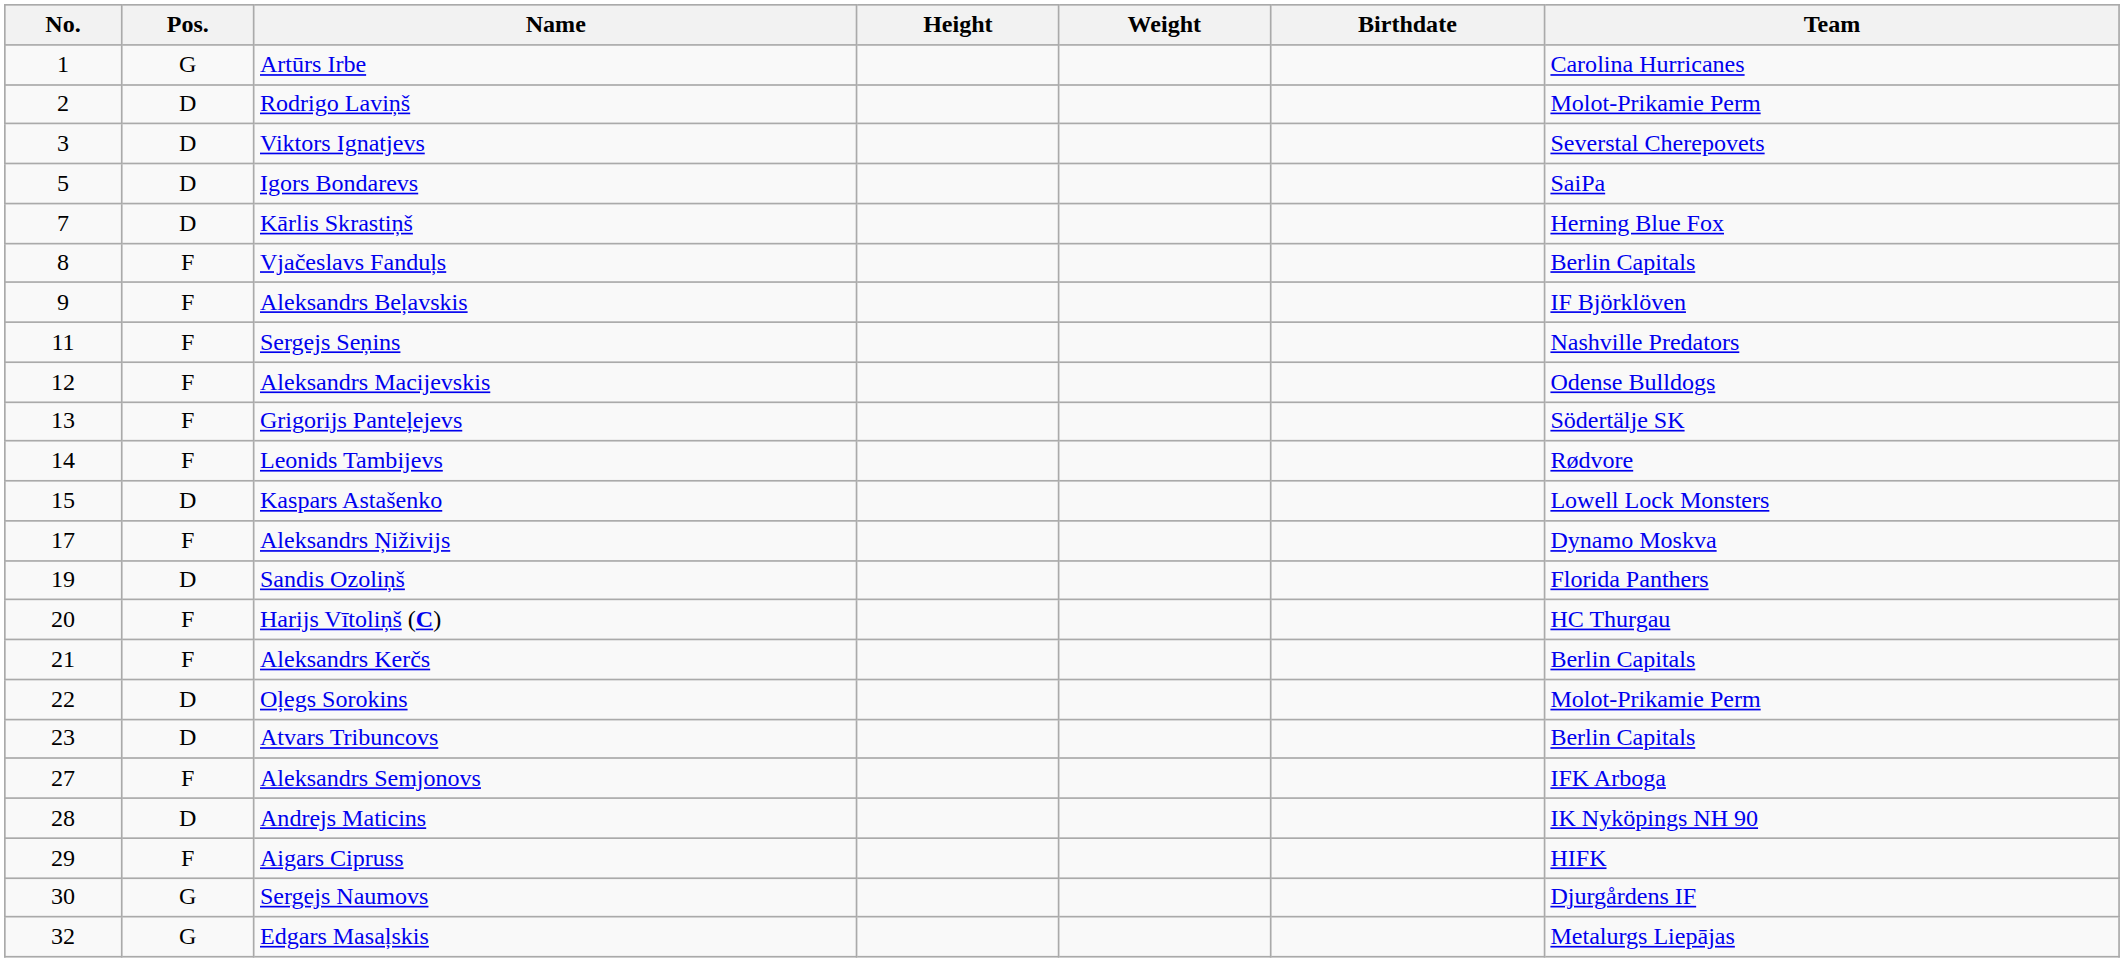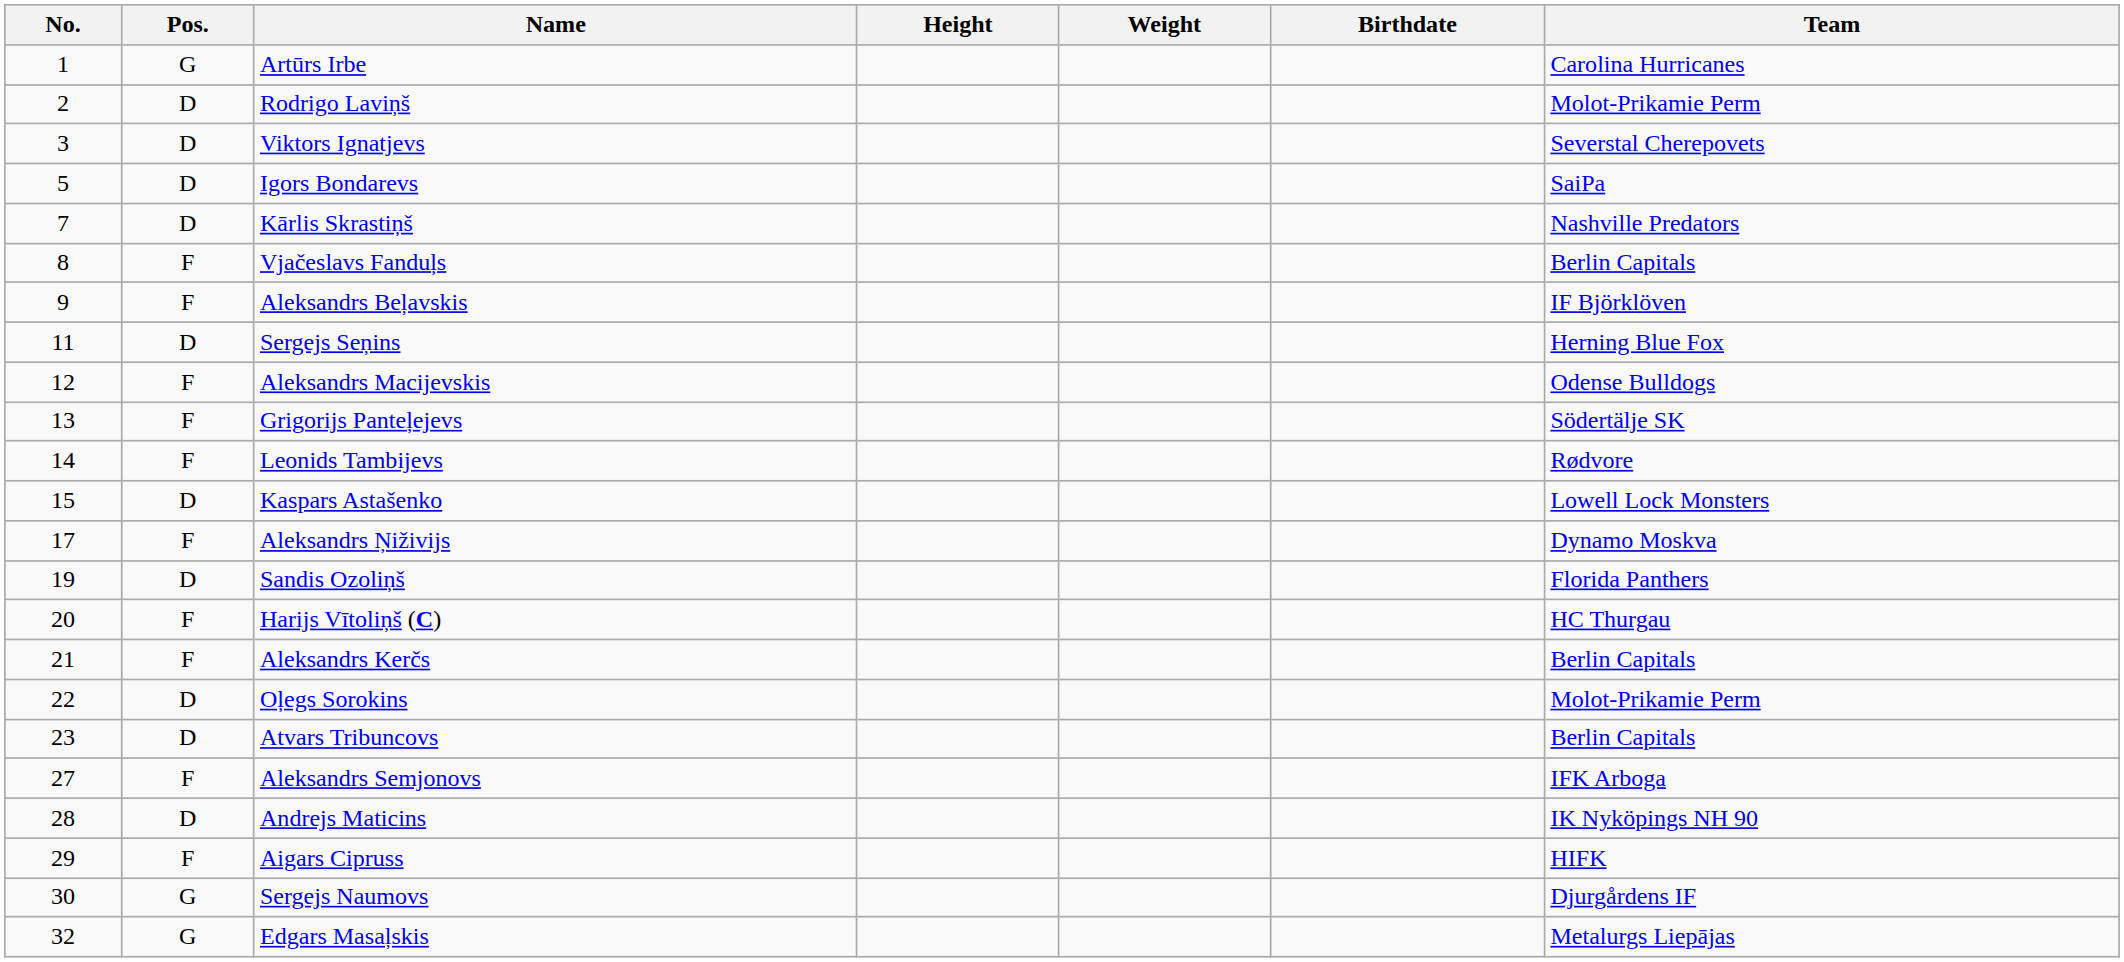(1637, 223) Herning Blue Fox -> (1645, 223) Nashville Predators
(188, 342) F -> (188, 342) D
(1645, 342) Nashville Predators -> (1637, 342) Herning Blue Fox
